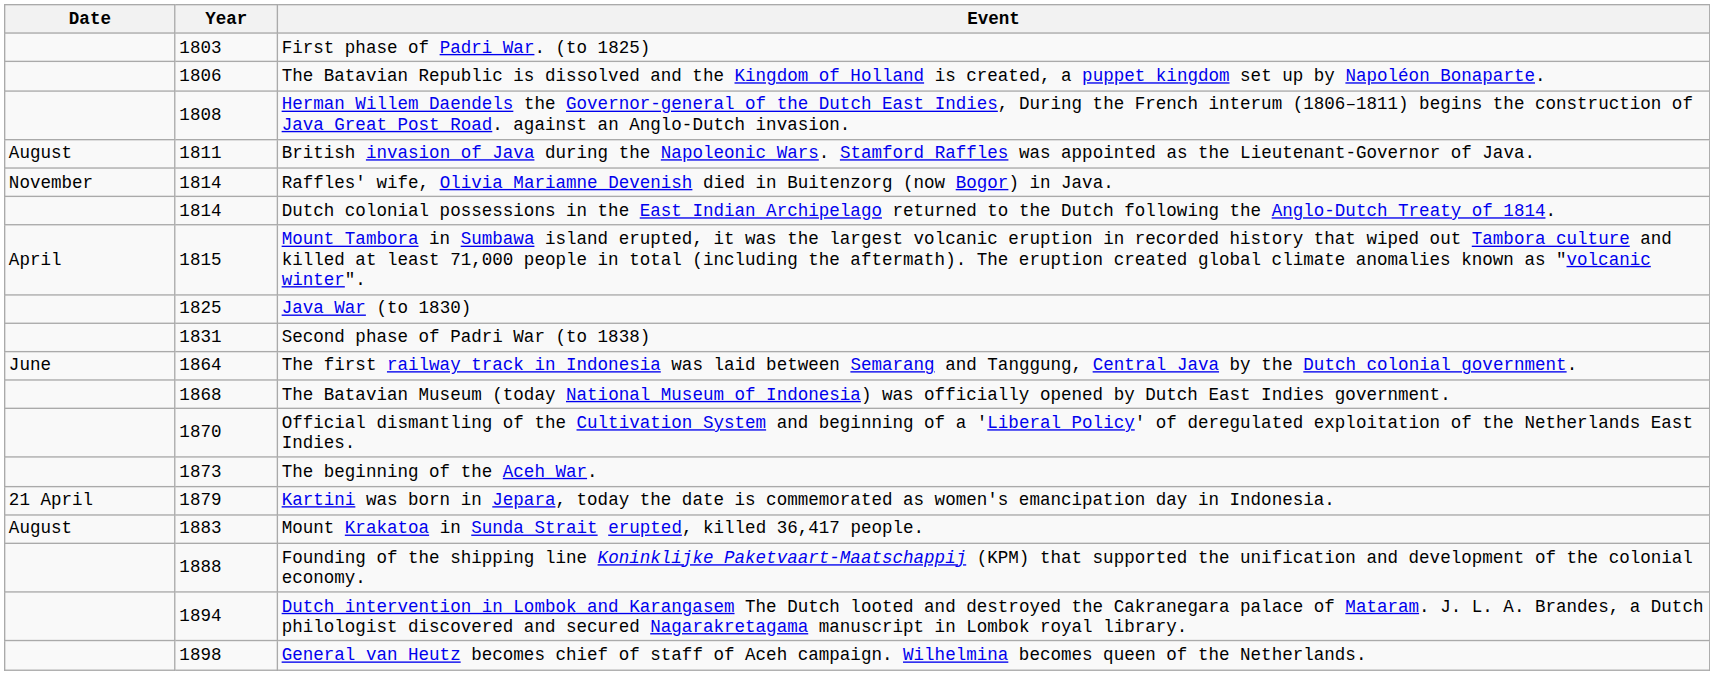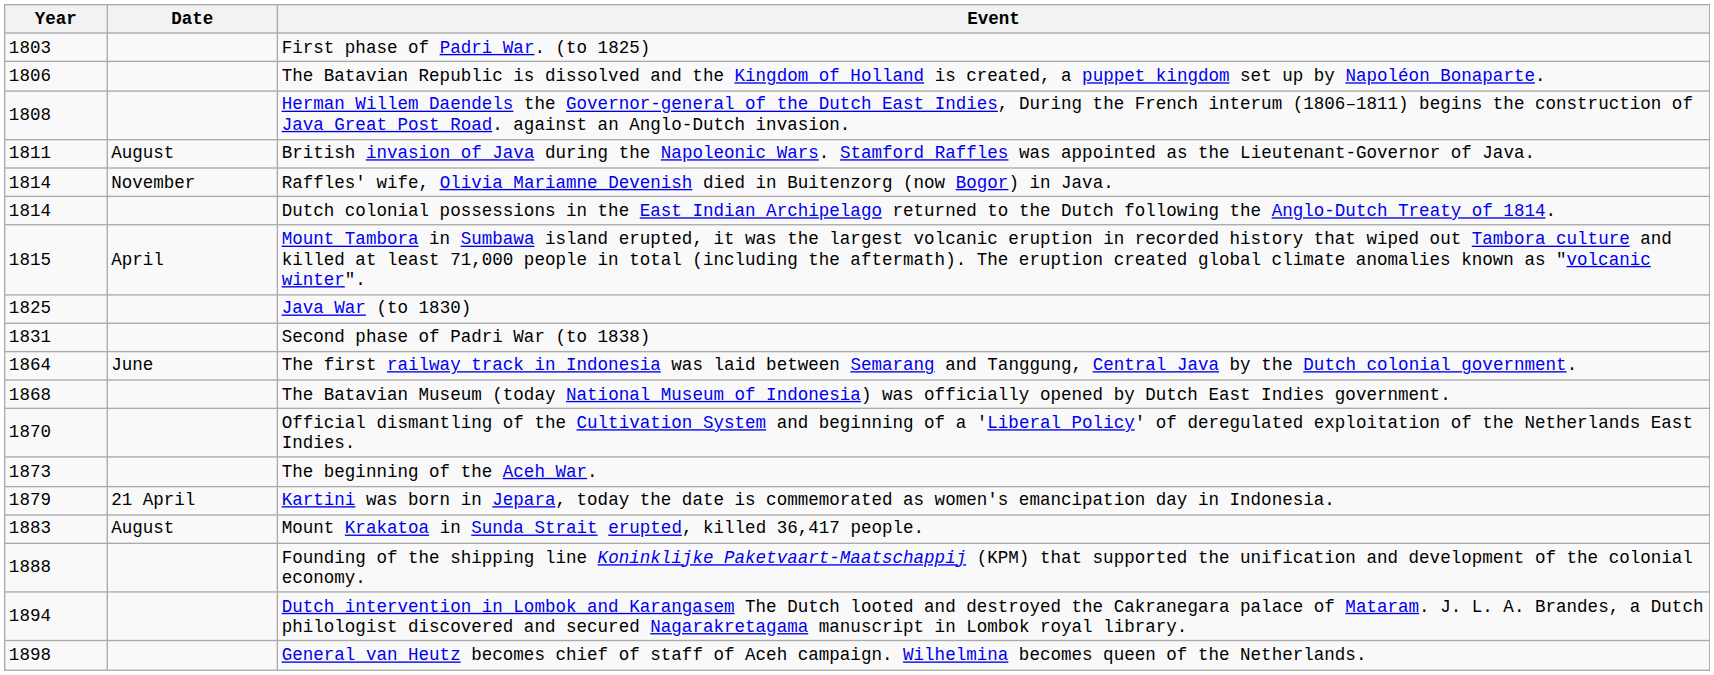columns swapped: (226, 19) <-> (90, 19)
